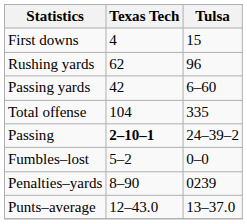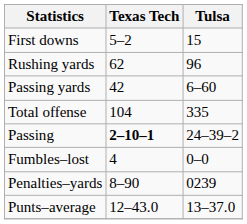(113, 40) 4 -> (121, 40) 5–2
(121, 159) 5–2 -> (113, 159) 4
